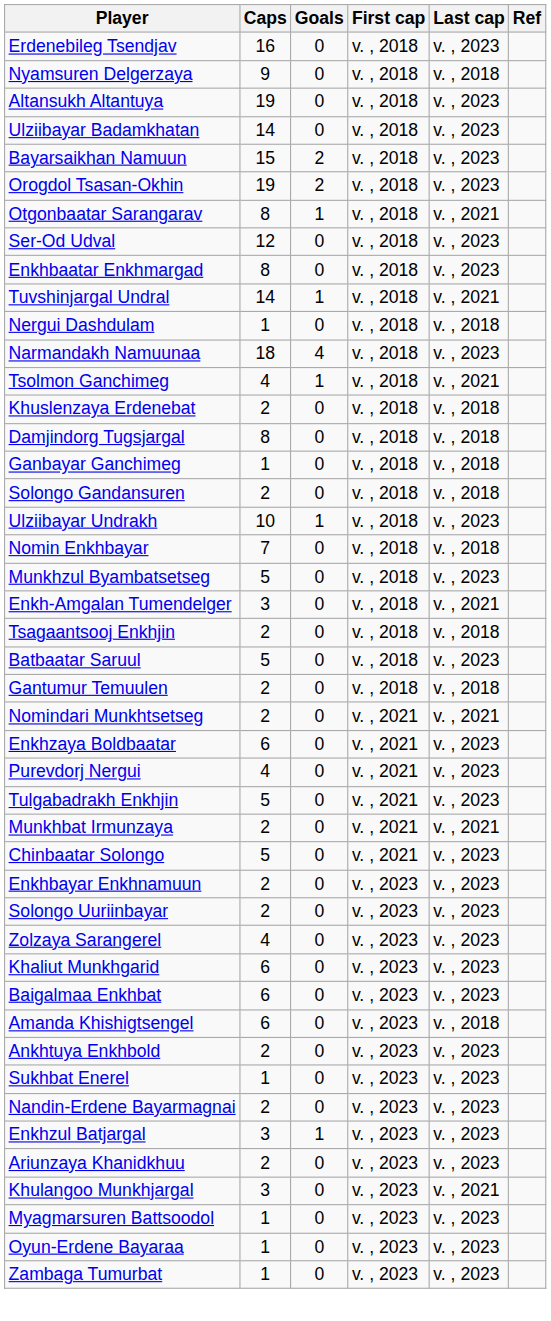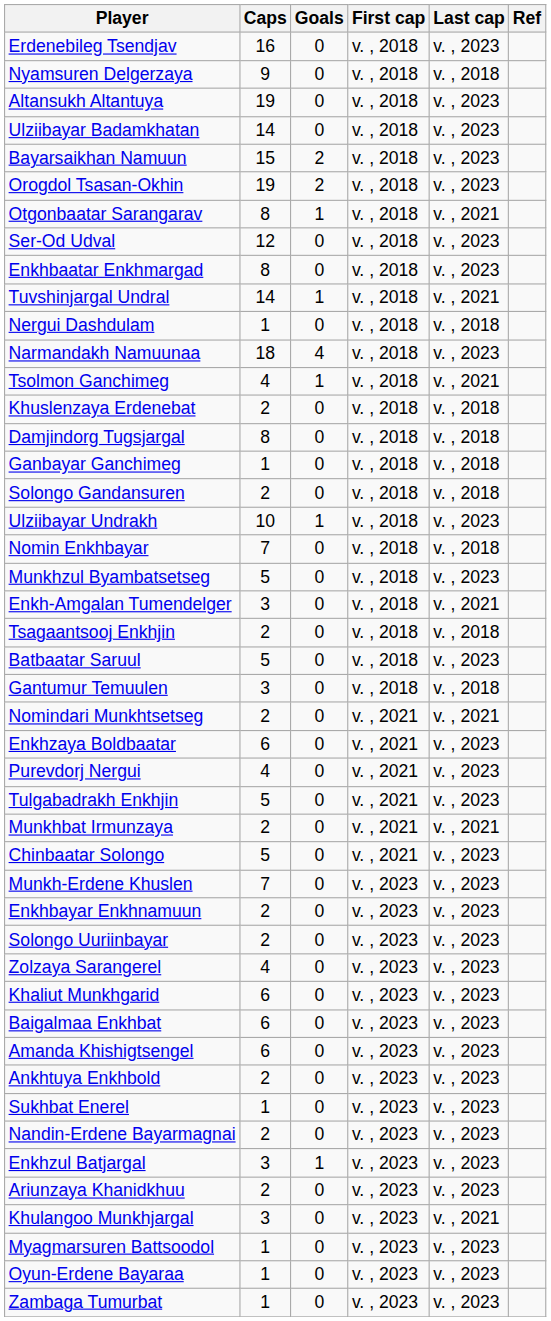(265, 688) 2 -> (265, 688) 3
+ row: (101, 883)
(466, 1023) v. , 2018 -> (466, 1051) v. , 2023
